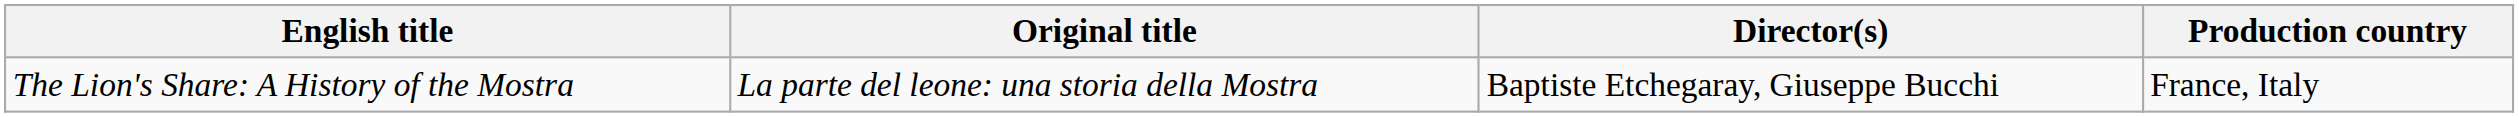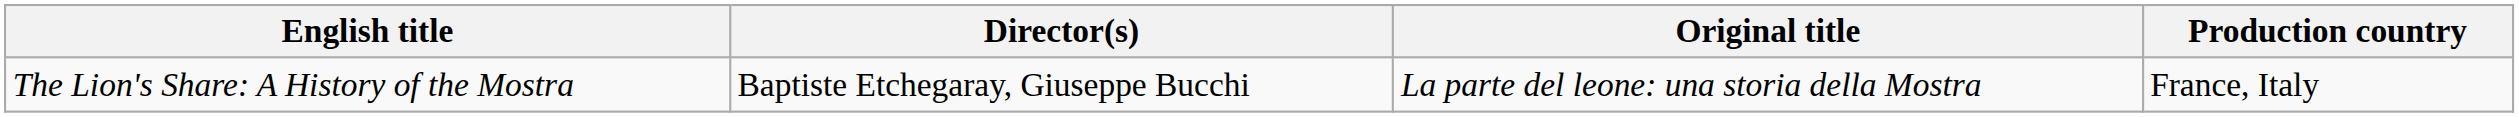columns swapped: (1104, 31) <-> (1811, 31)
